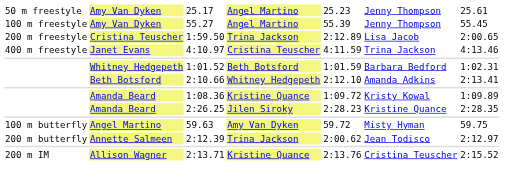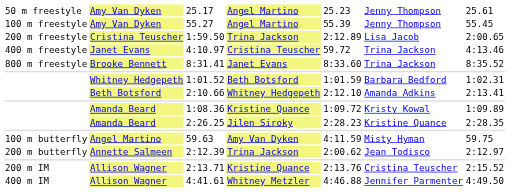(342, 50) 4:11.59 -> (337, 50) 59.72
+ row: (128, 64)
(337, 125) 59.72 -> (342, 138) 4:11.59
+ row: (128, 181)
